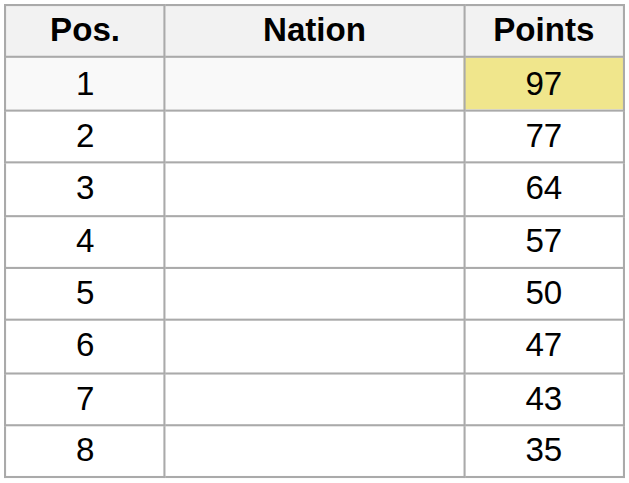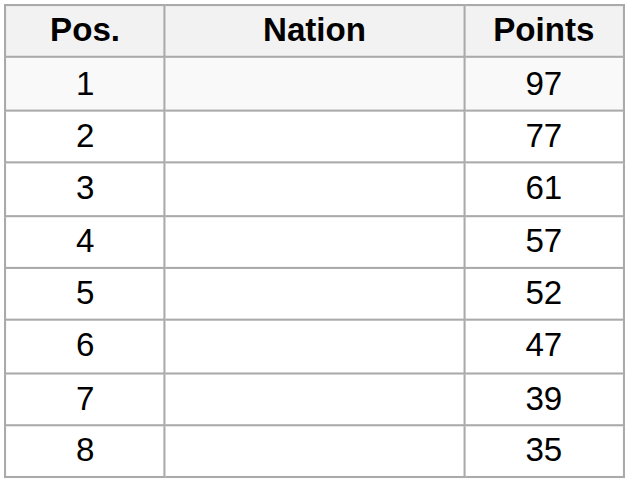(544, 83) khaki background -> (544, 83) no background
(544, 188) 64 -> (544, 188) 61
(544, 293) 50 -> (544, 293) 52
(544, 398) 43 -> (544, 398) 39
